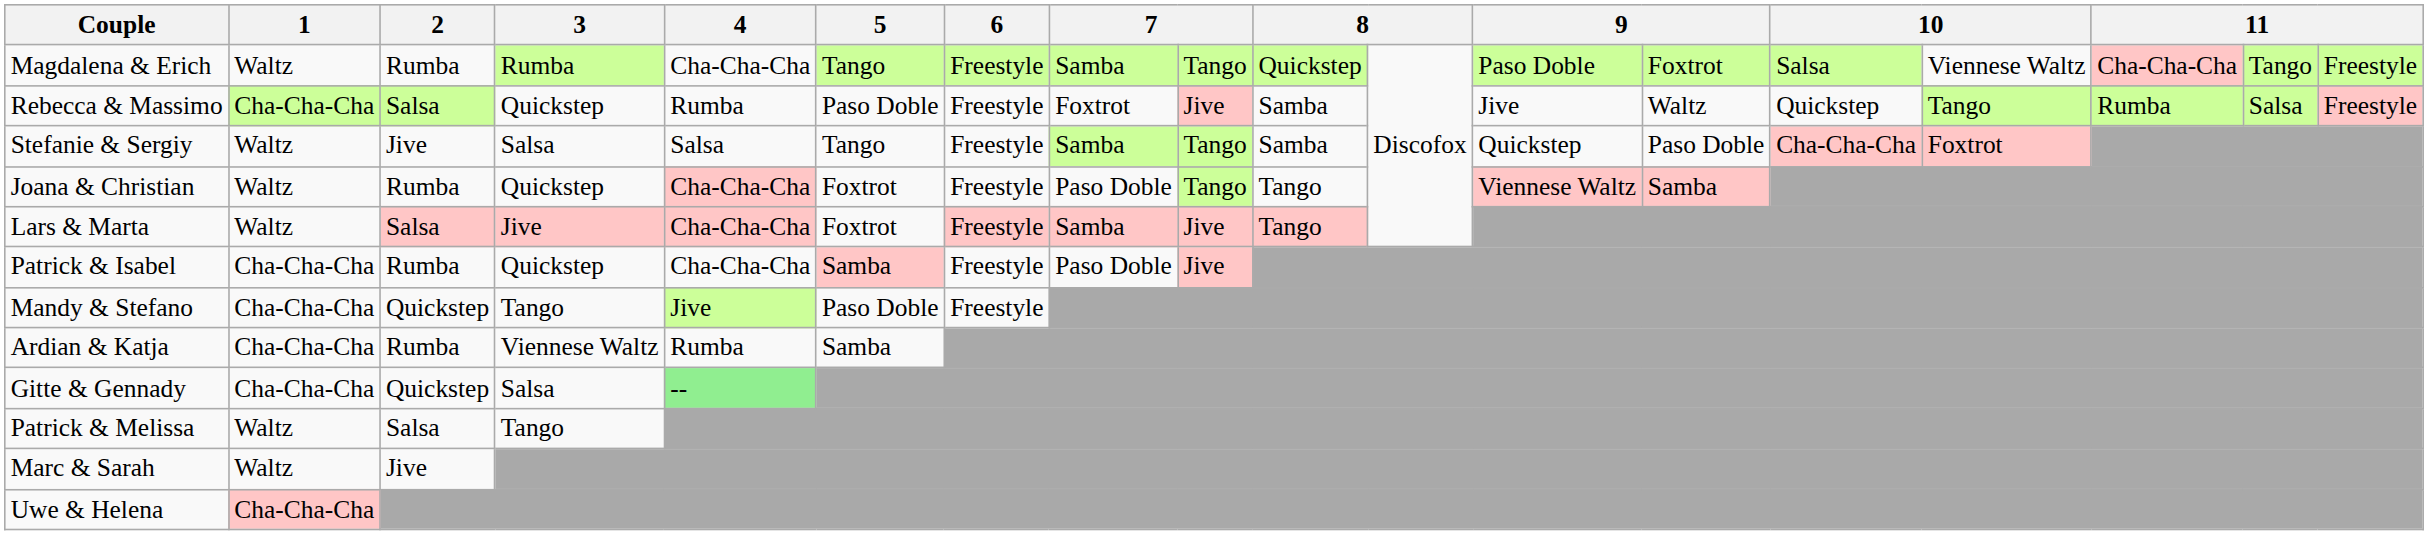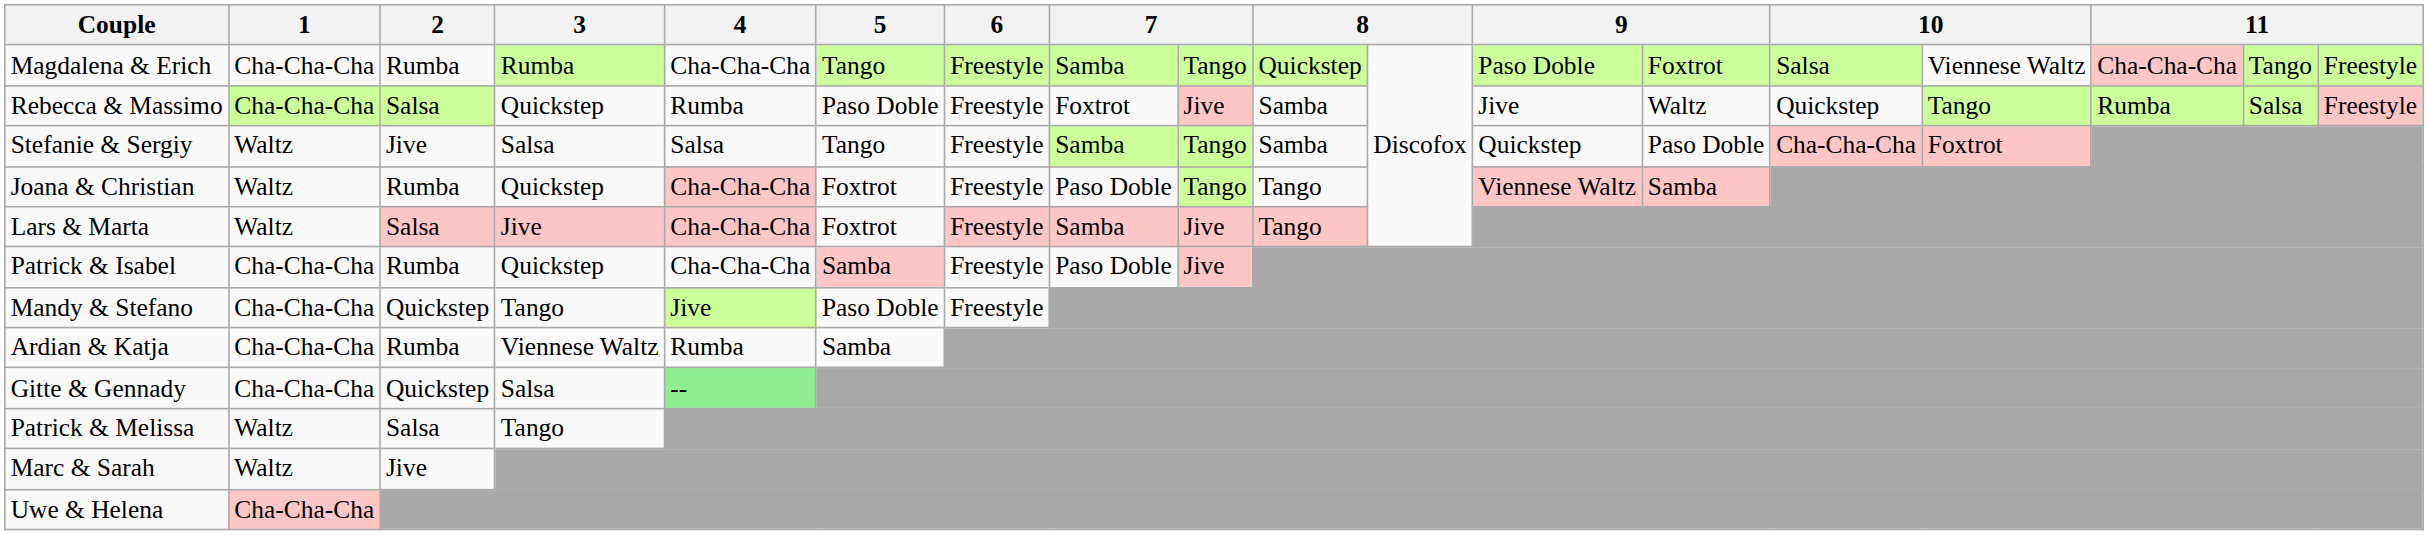(264, 65) Waltz -> (304, 65) Cha-Cha-Cha
